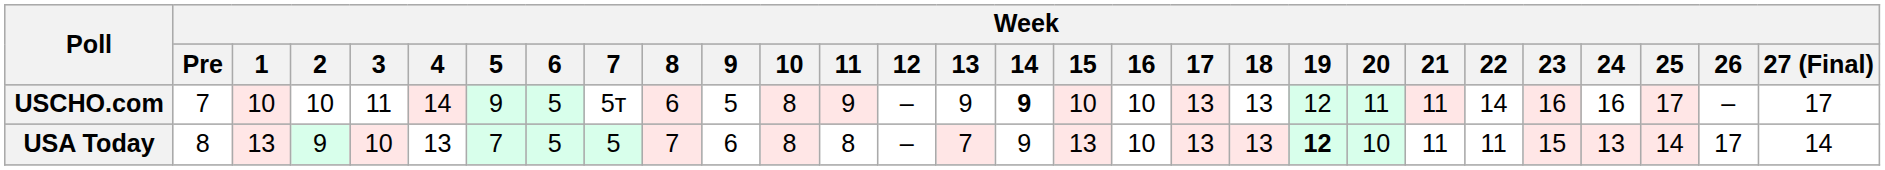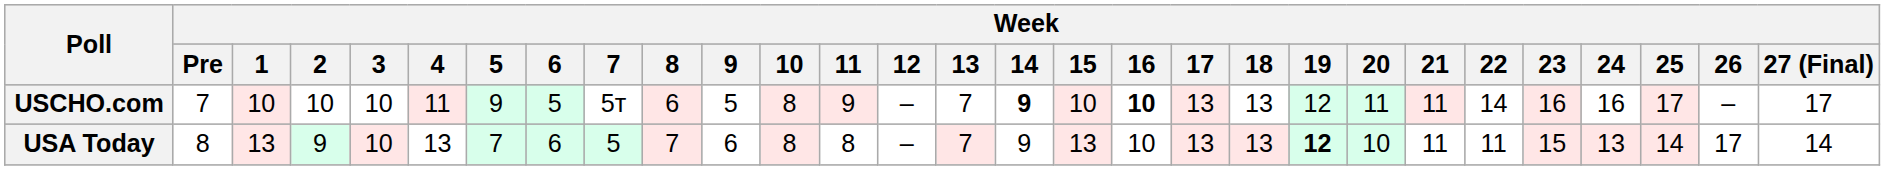(379, 104) 11 -> (379, 104) 10
(437, 104) 14 -> (437, 104) 11
(966, 104) 9 -> (966, 104) 7
(1142, 104) normal -> (1142, 104) bold
(555, 143) 5 -> (555, 143) 6
